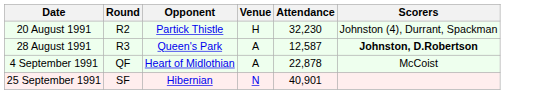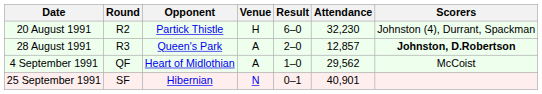+ column: (293, 13)
(305, 47) 12,587 -> (343, 47) 12,857
(305, 64) 22,878 -> (343, 64) 29,562
